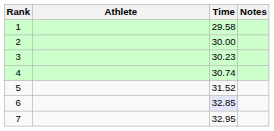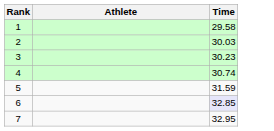- column: (253, 12)
(224, 42) 30.00 -> (224, 42) 30.03
(224, 88) 31.52 -> (224, 88) 31.59
